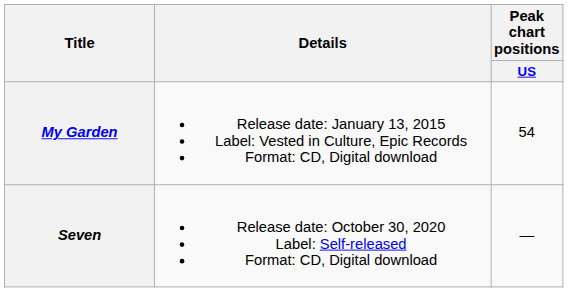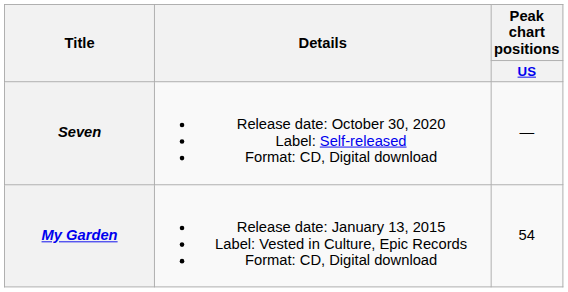rows swapped: (80, 133) <-> (80, 235)
